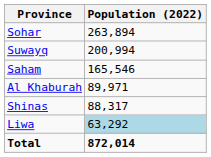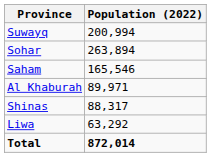rows swapped: (24, 32) <-> (28, 51)
(108, 124) lightblue background -> (108, 124) no background
